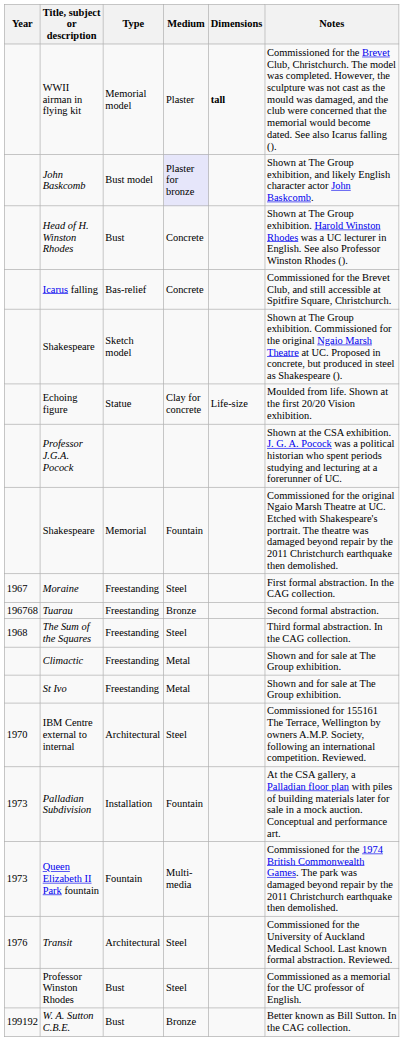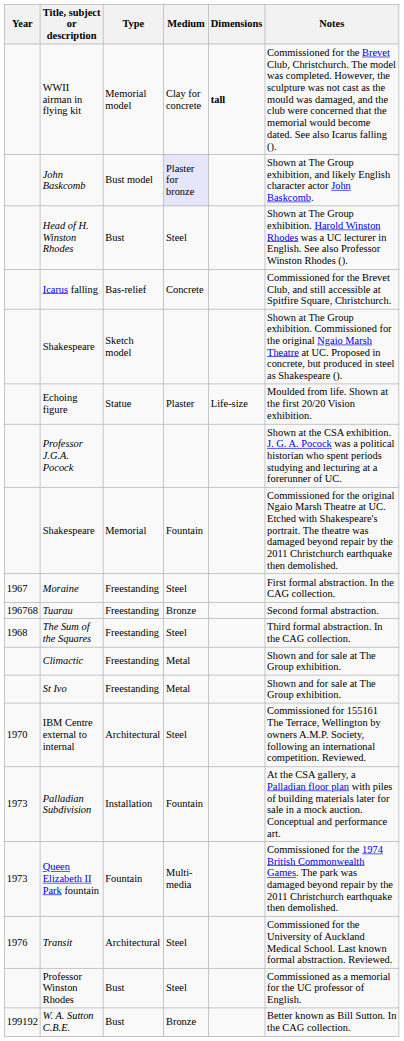(180, 99) Plaster -> (184, 99) Clay for concrete
(185, 237) Concrete -> (176, 237) Steel
(184, 404) Clay for concrete -> (180, 404) Plaster
